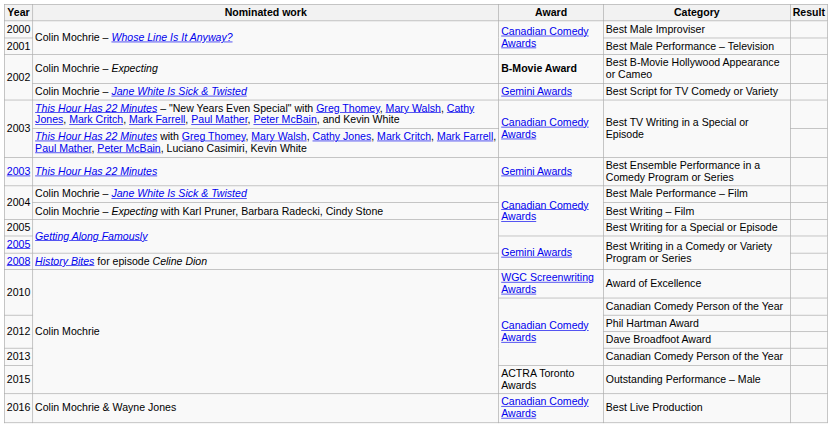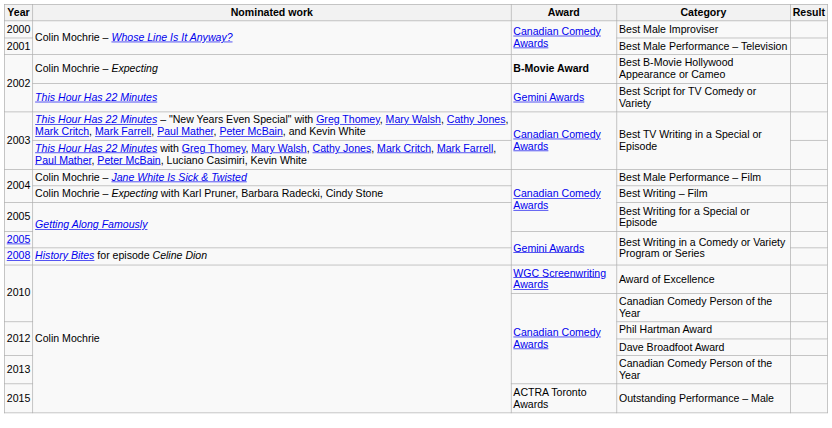(141, 91) Colin Mochrie – Jane White Is Sick & Twisted -> (96, 97) This Hour Has 22 Minutes
- row: (19, 171)
- row: (19, 408)
